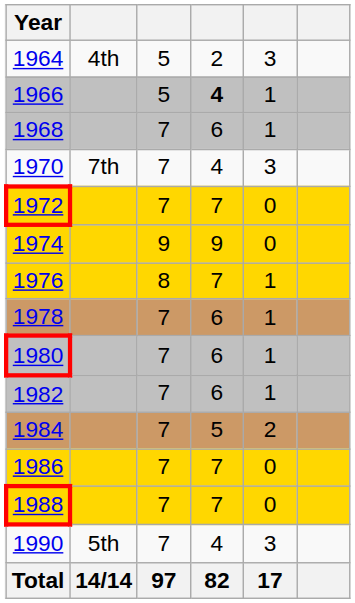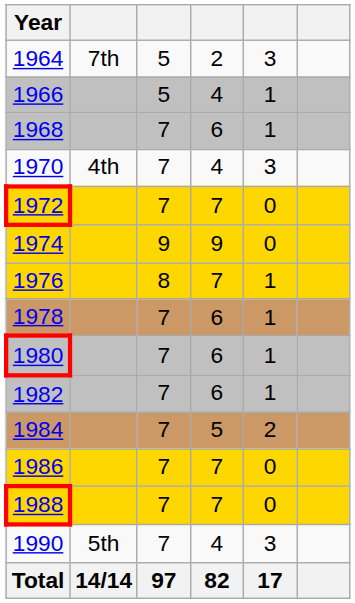(104, 58) 4th -> (104, 58) 7th
(217, 94) bold -> (217, 94) normal
(104, 167) 7th -> (104, 167) 4th
